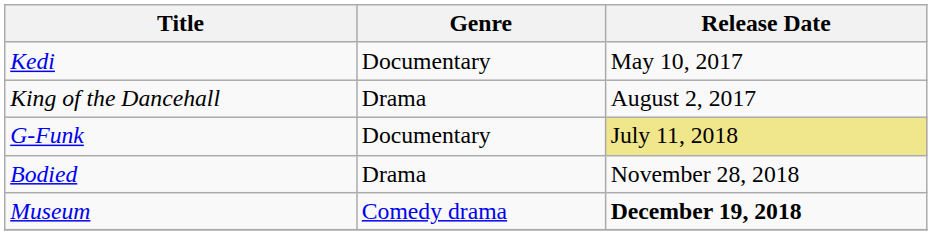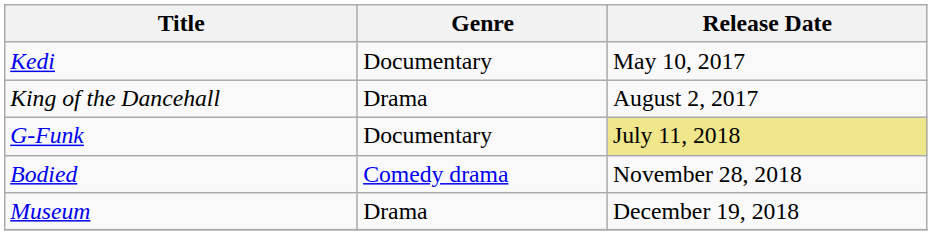(394, 173) Drama -> (436, 173) Comedy drama
(434, 211) Comedy drama -> (395, 211) Drama
(706, 211) bold -> (706, 211) normal
